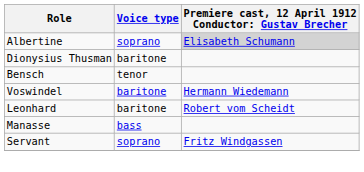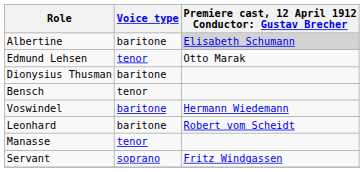(138, 41) soprano -> (142, 41) baritone
+ row: (47, 58)
(129, 125) bass -> (132, 142) tenor
